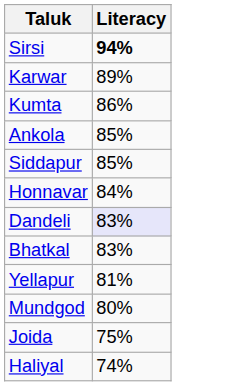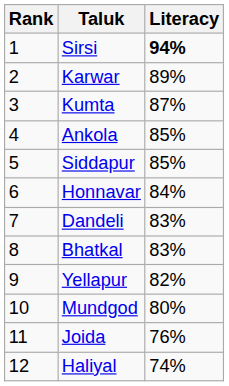+ column: (31, 18)
(115, 105) 86% -> (168, 105) 87%
(115, 221) lavender background -> (168, 221) no background
(115, 279) 81% -> (168, 279) 82%
(115, 337) 75% -> (168, 337) 76%
